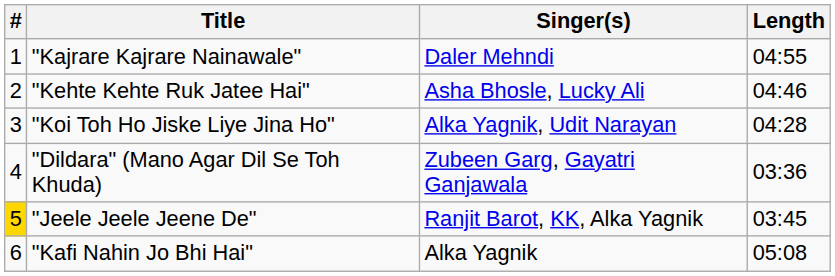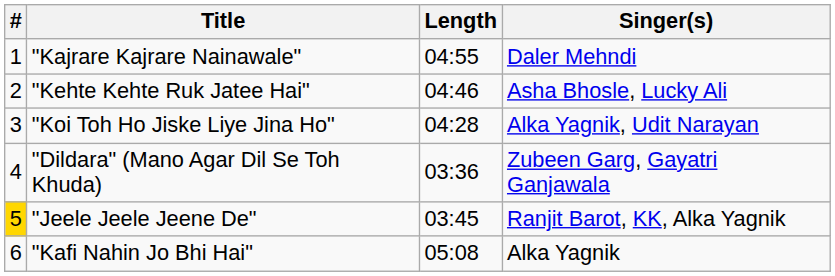columns swapped: (584, 21) <-> (789, 21)
